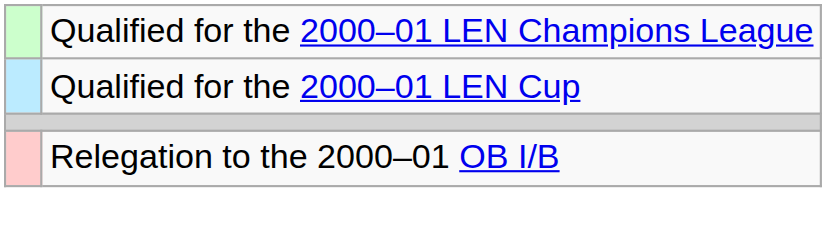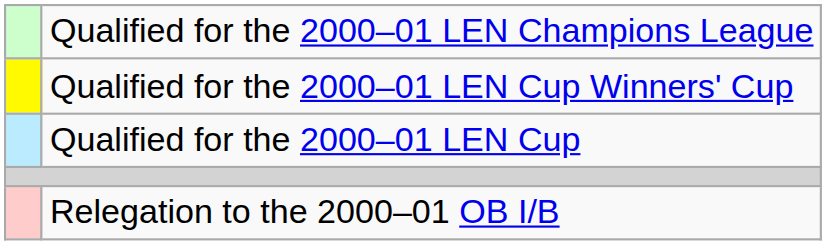+ row: (422, 85)
